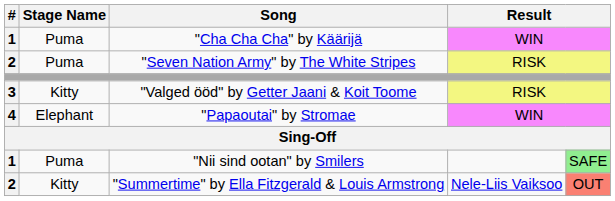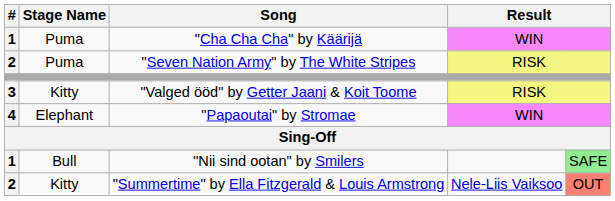(64, 161) Puma -> (64, 161) Bull
